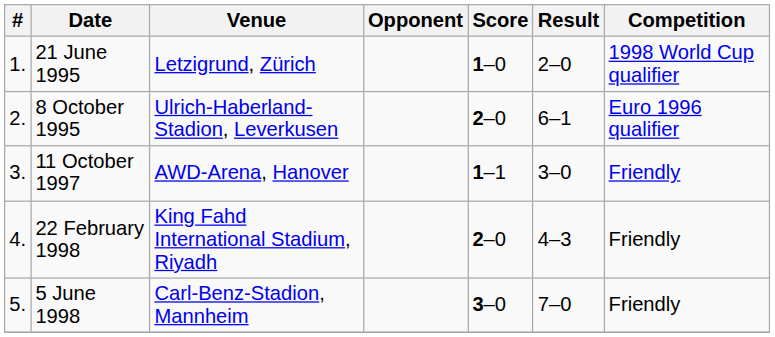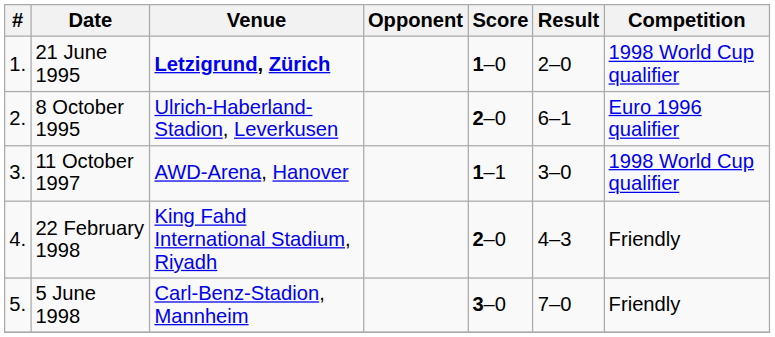(235, 63) normal -> (242, 63) bold
(644, 173) Friendly -> (681, 173) 1998 World Cup qualifier
